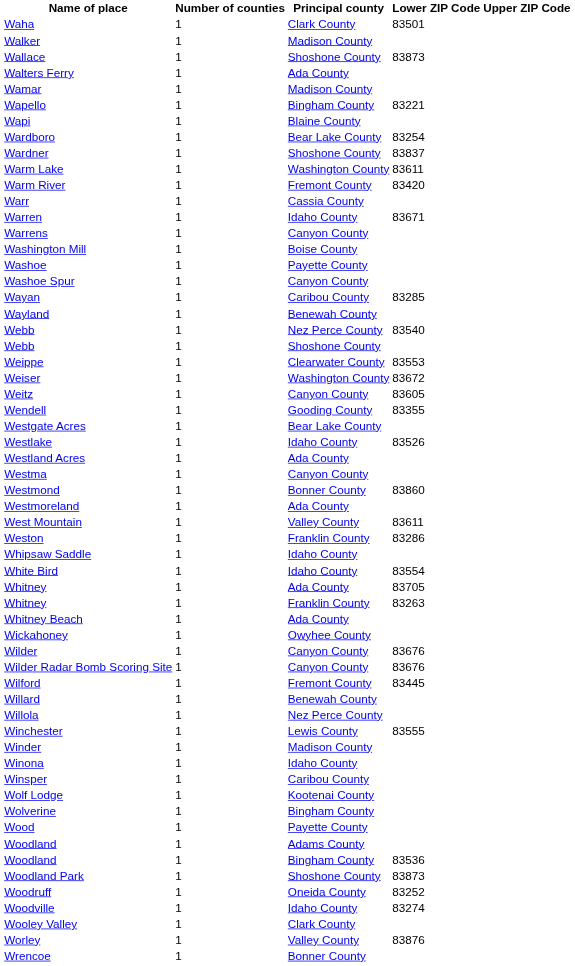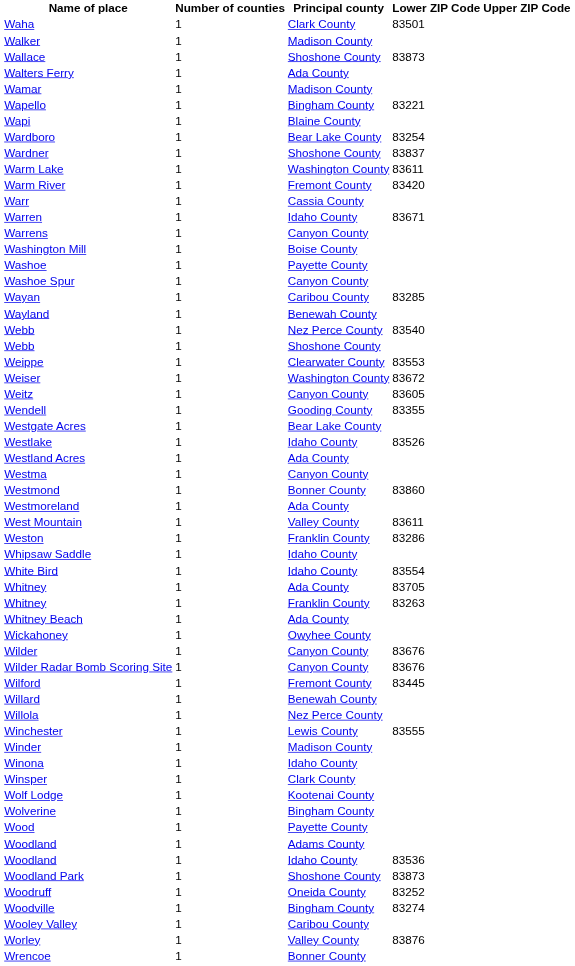(328, 779) Caribou County -> (322, 779) Clark County
(331, 860) Bingham County -> (323, 860) Idaho County
(323, 908) Idaho County -> (331, 908) Bingham County
(322, 924) Clark County -> (328, 924) Caribou County
